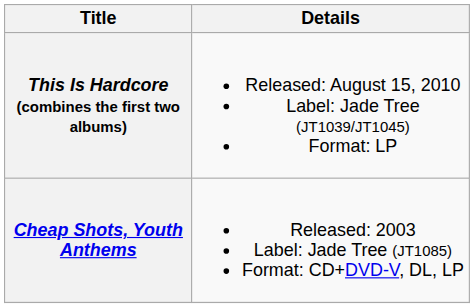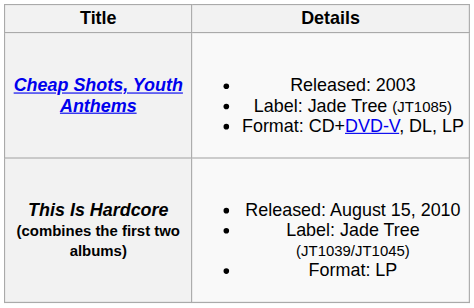rows swapped: (98, 240) <-> (98, 105)
